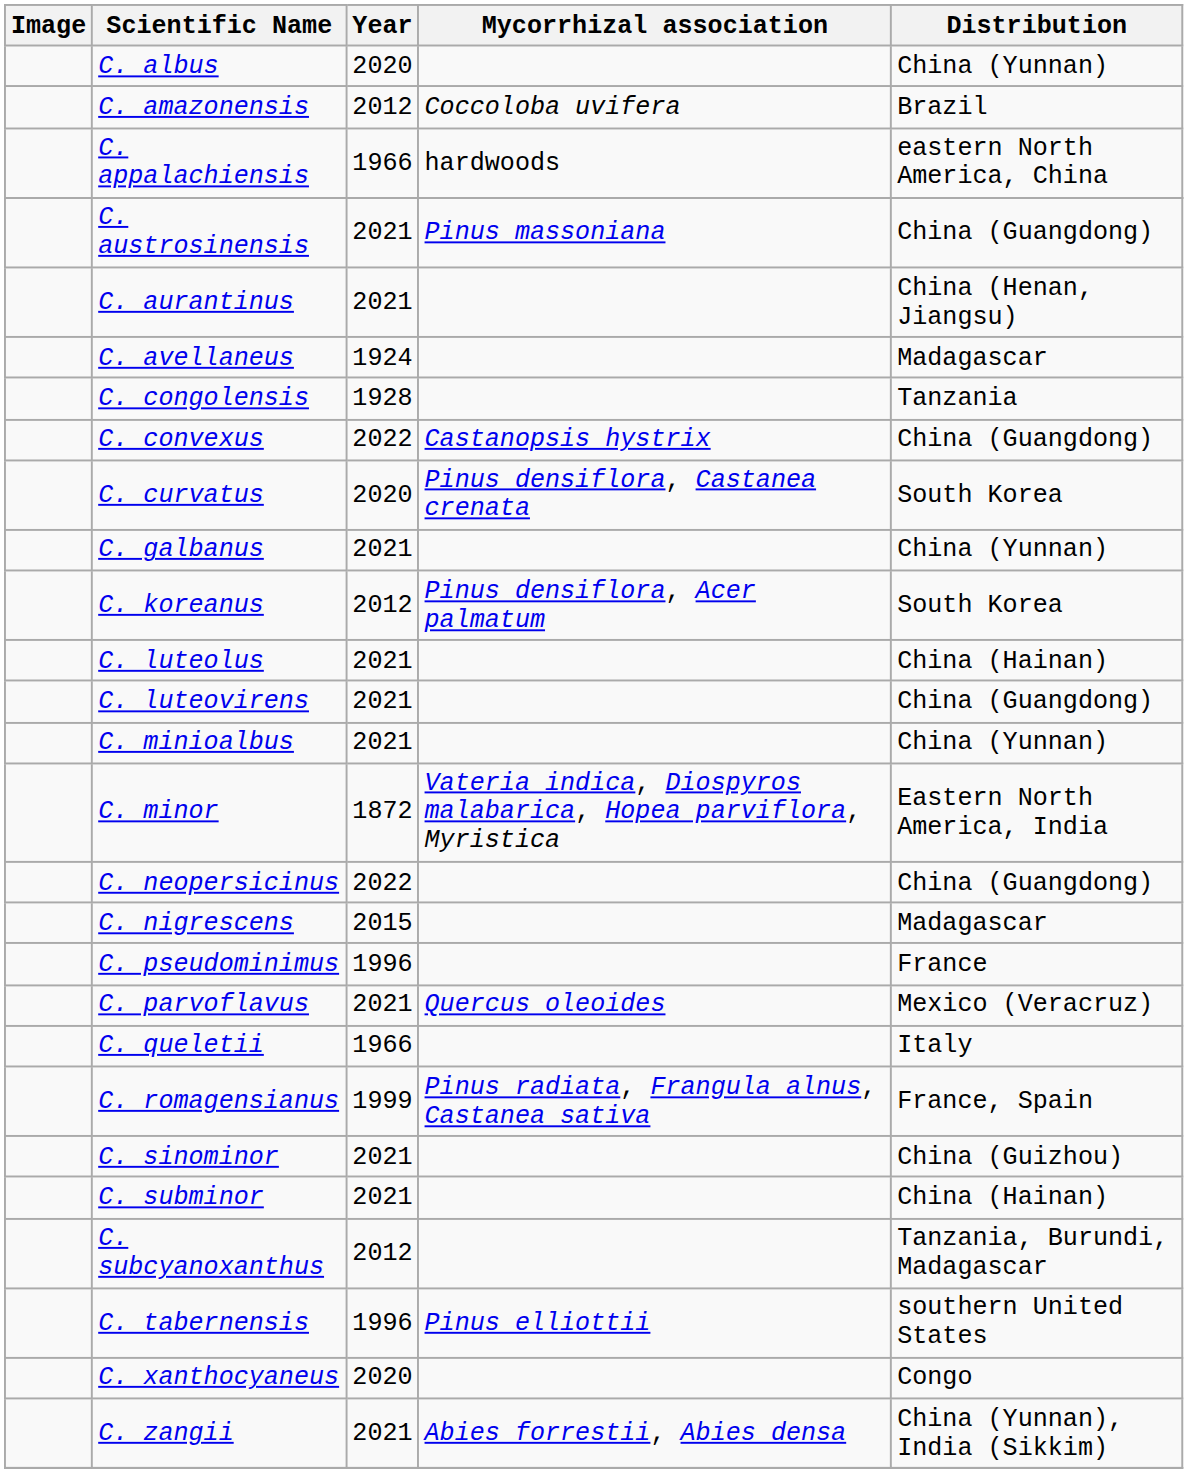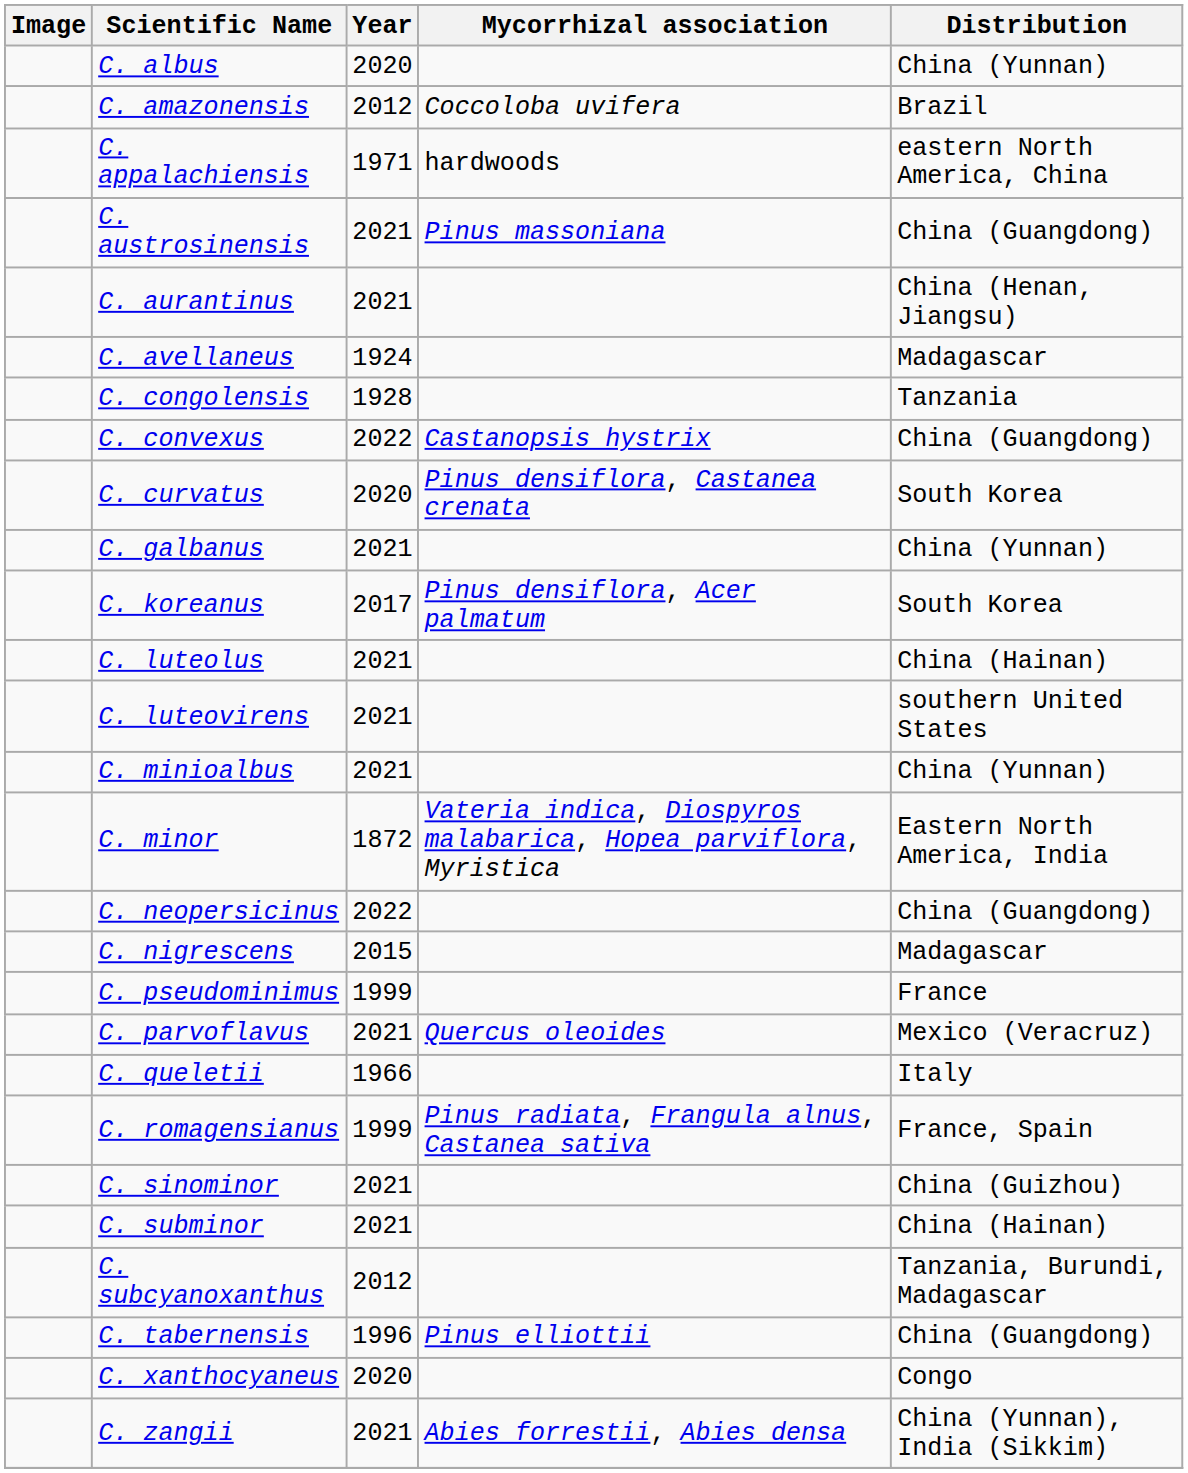(382, 163) 1966 -> (382, 163) 1971
(382, 605) 2012 -> (382, 605) 2017
(1025, 702) China (Guangdong) -> (1010, 716) southern United States
(382, 964) 1996 -> (382, 993) 1999
(1010, 1323) southern United States -> (1025, 1337) China (Guangdong)
